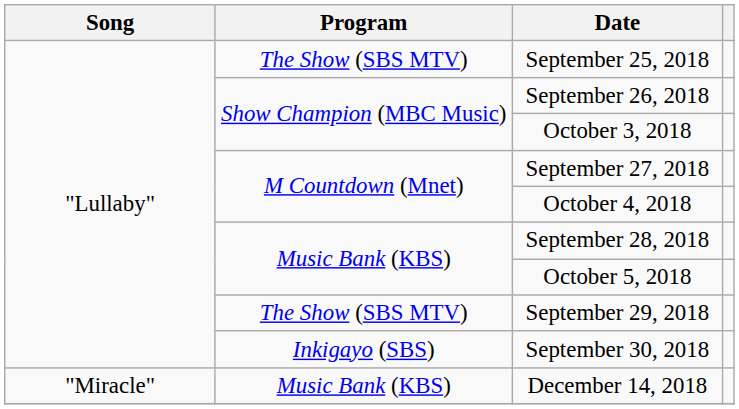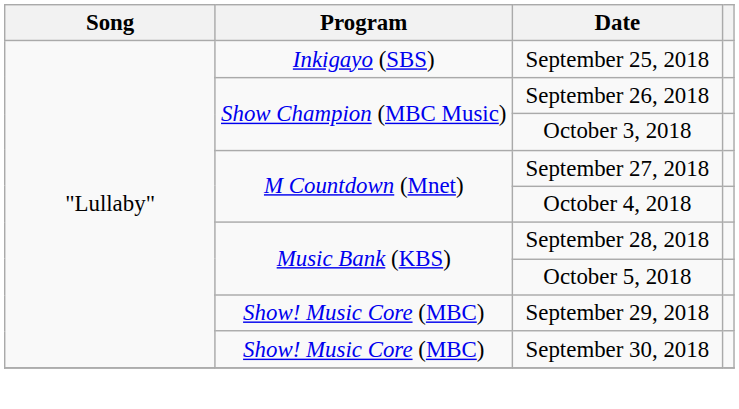(364, 58) The Show (SBS MTV) -> (364, 58) Inkigayo (SBS)
(364, 312) The Show (SBS MTV) -> (364, 312) Show! Music Core (MBC)
(364, 349) Inkigayo (SBS) -> (364, 349) Show! Music Core (MBC)
- row: (617, 385)
